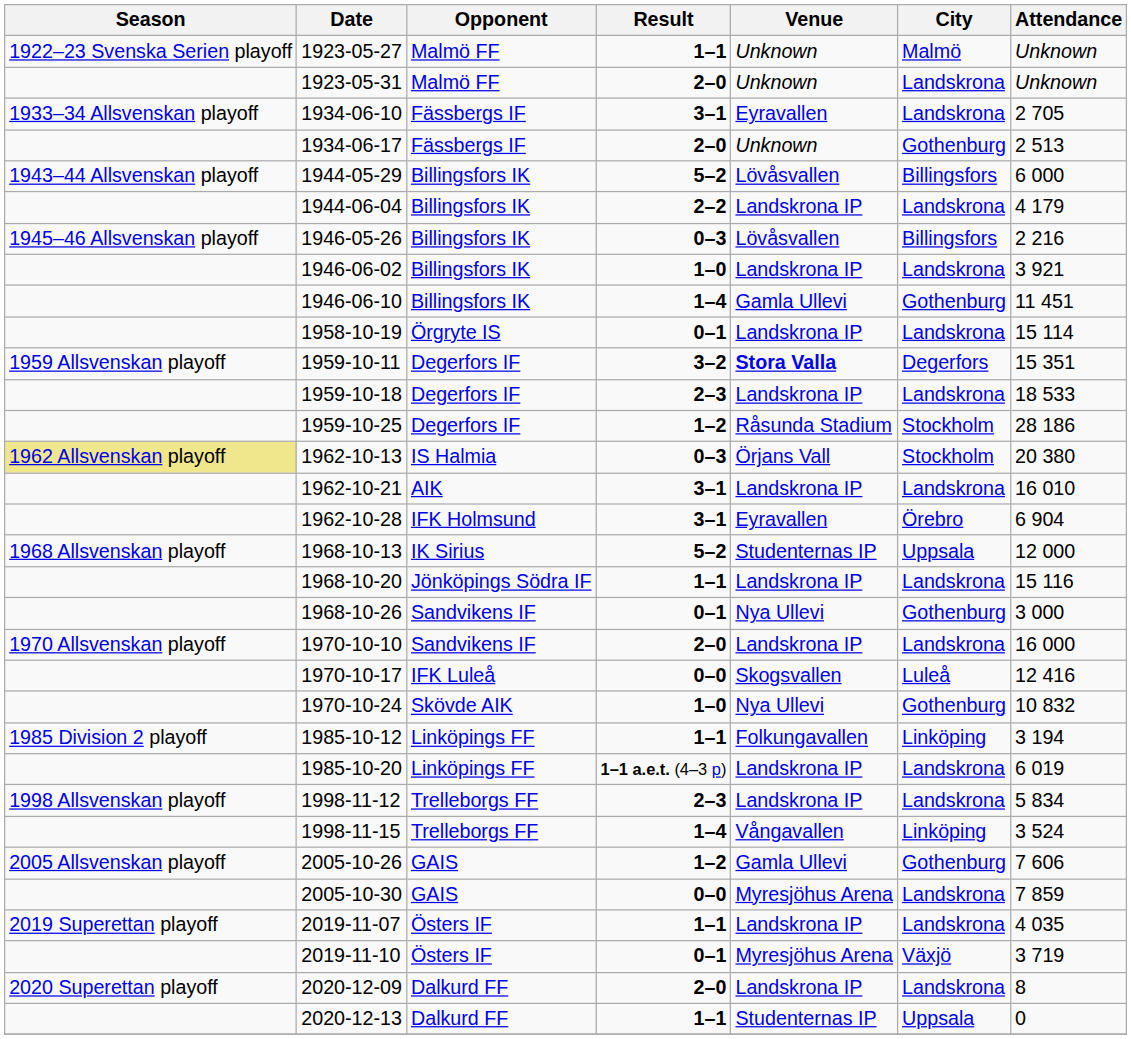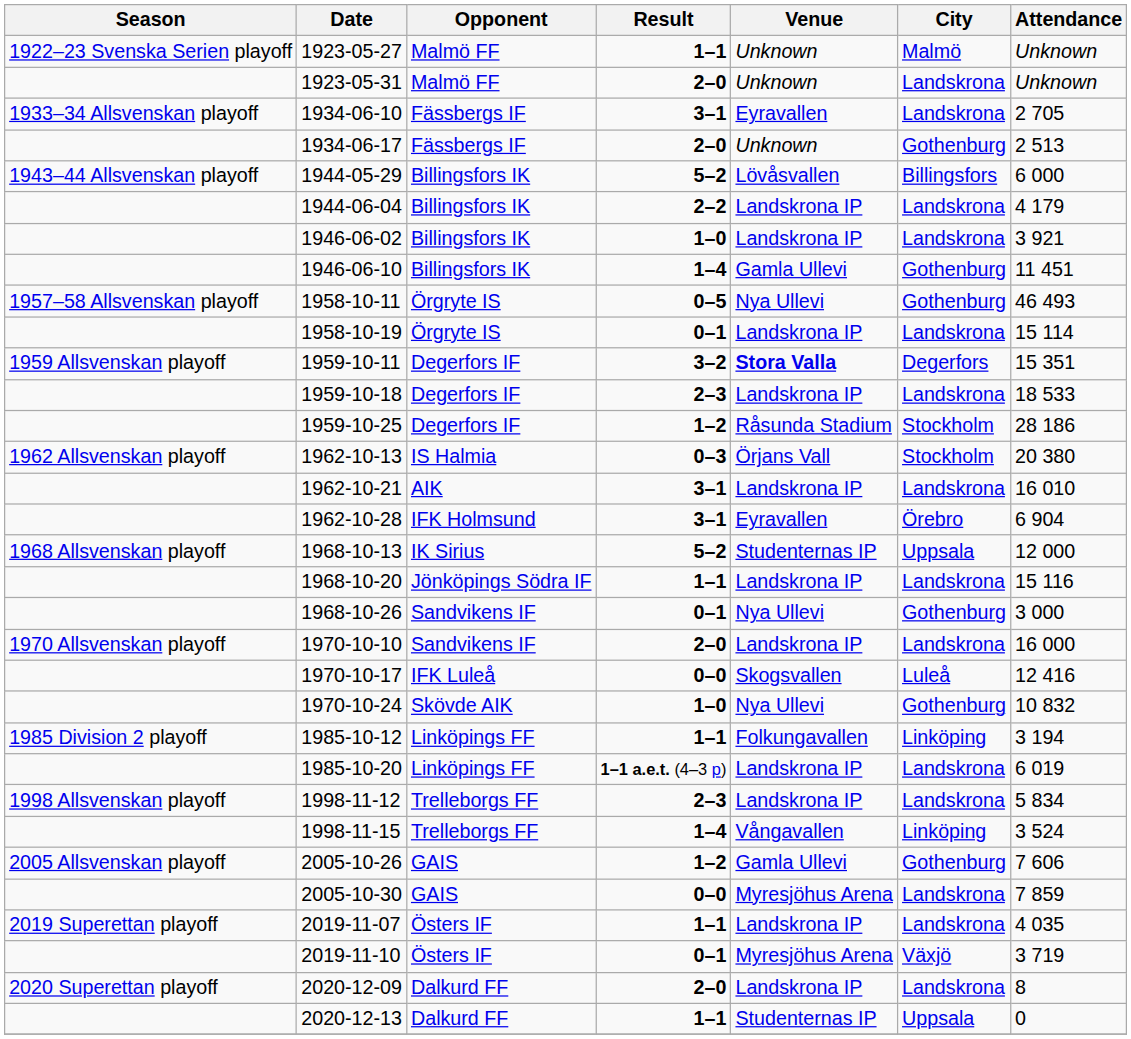- row: (352, 238)
+ row: (351, 301)
(117, 457) khaki background -> (117, 457) no background
